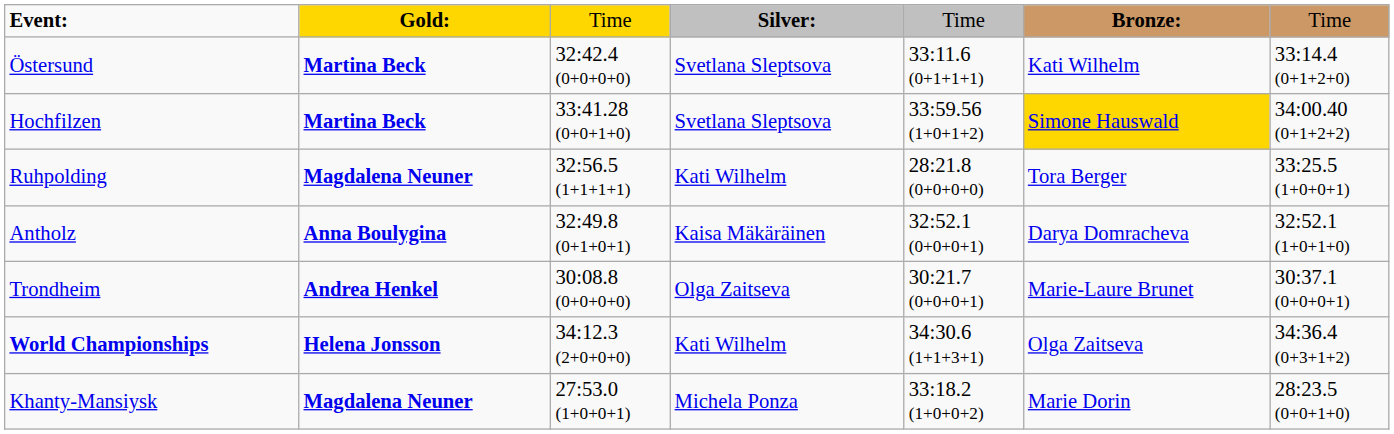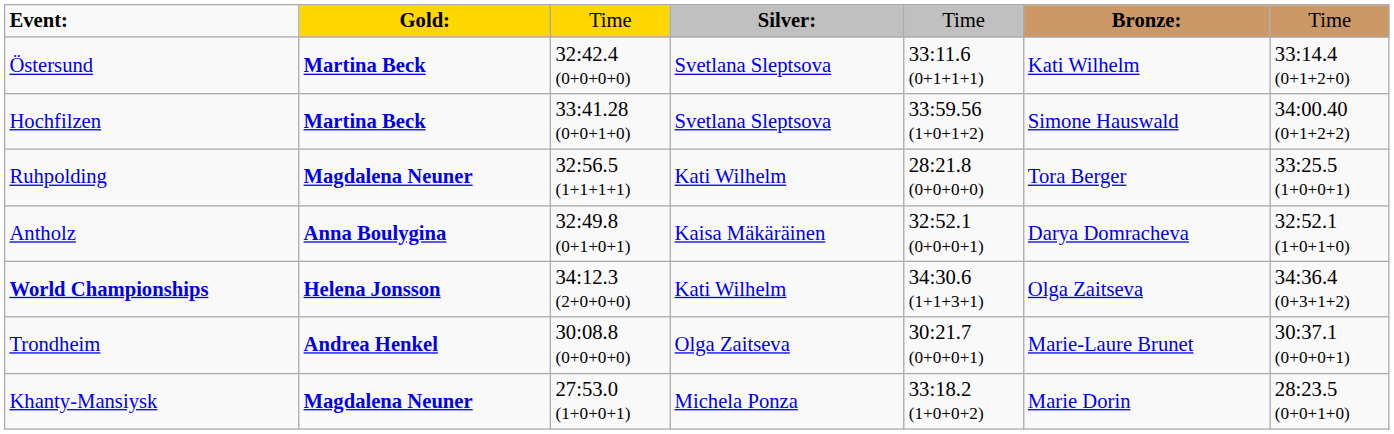(1103, 121) gold background -> (1103, 121) no background
rows swapped: (109, 344) <-> (55, 289)
